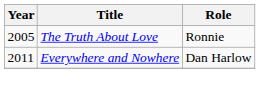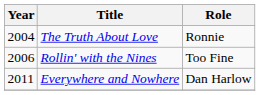(21, 36) 2005 -> (21, 36) 2004
+ row: (99, 57)
